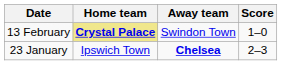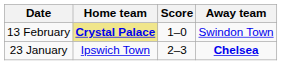columns swapped: (257, 13) <-> (198, 13)
